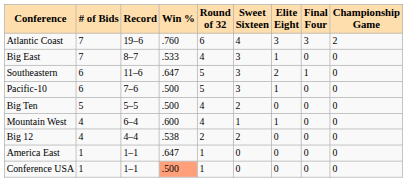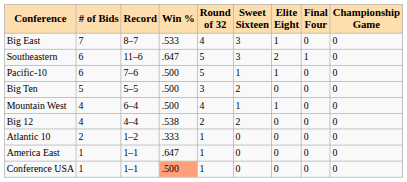- row: (35, 41)
(238, 89) 3 -> (238, 73) 1
(202, 105) 4 -> (202, 89) 3
(170, 121) .600 -> (170, 105) .500
+ row: (29, 137)
